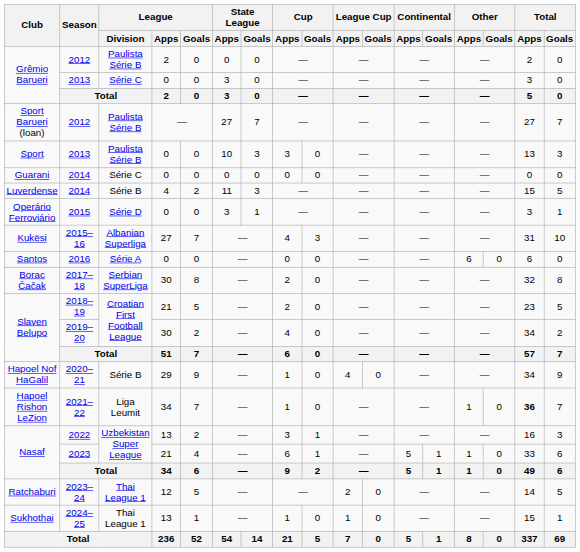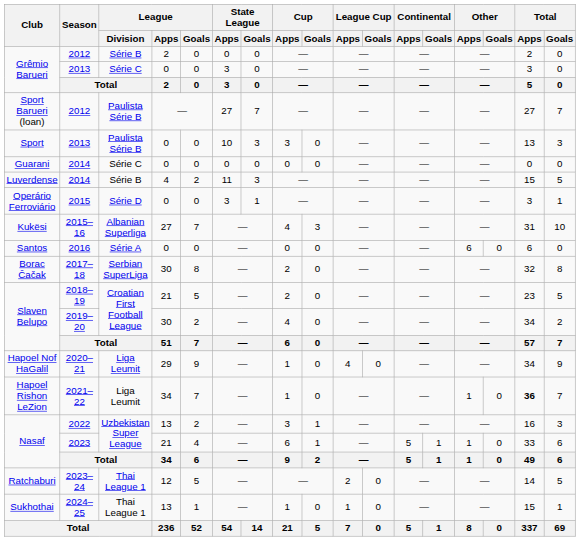(125, 59) Paulista Série B -> (125, 54) Série B
(125, 375) Série B -> (125, 364) Liga Leumit
